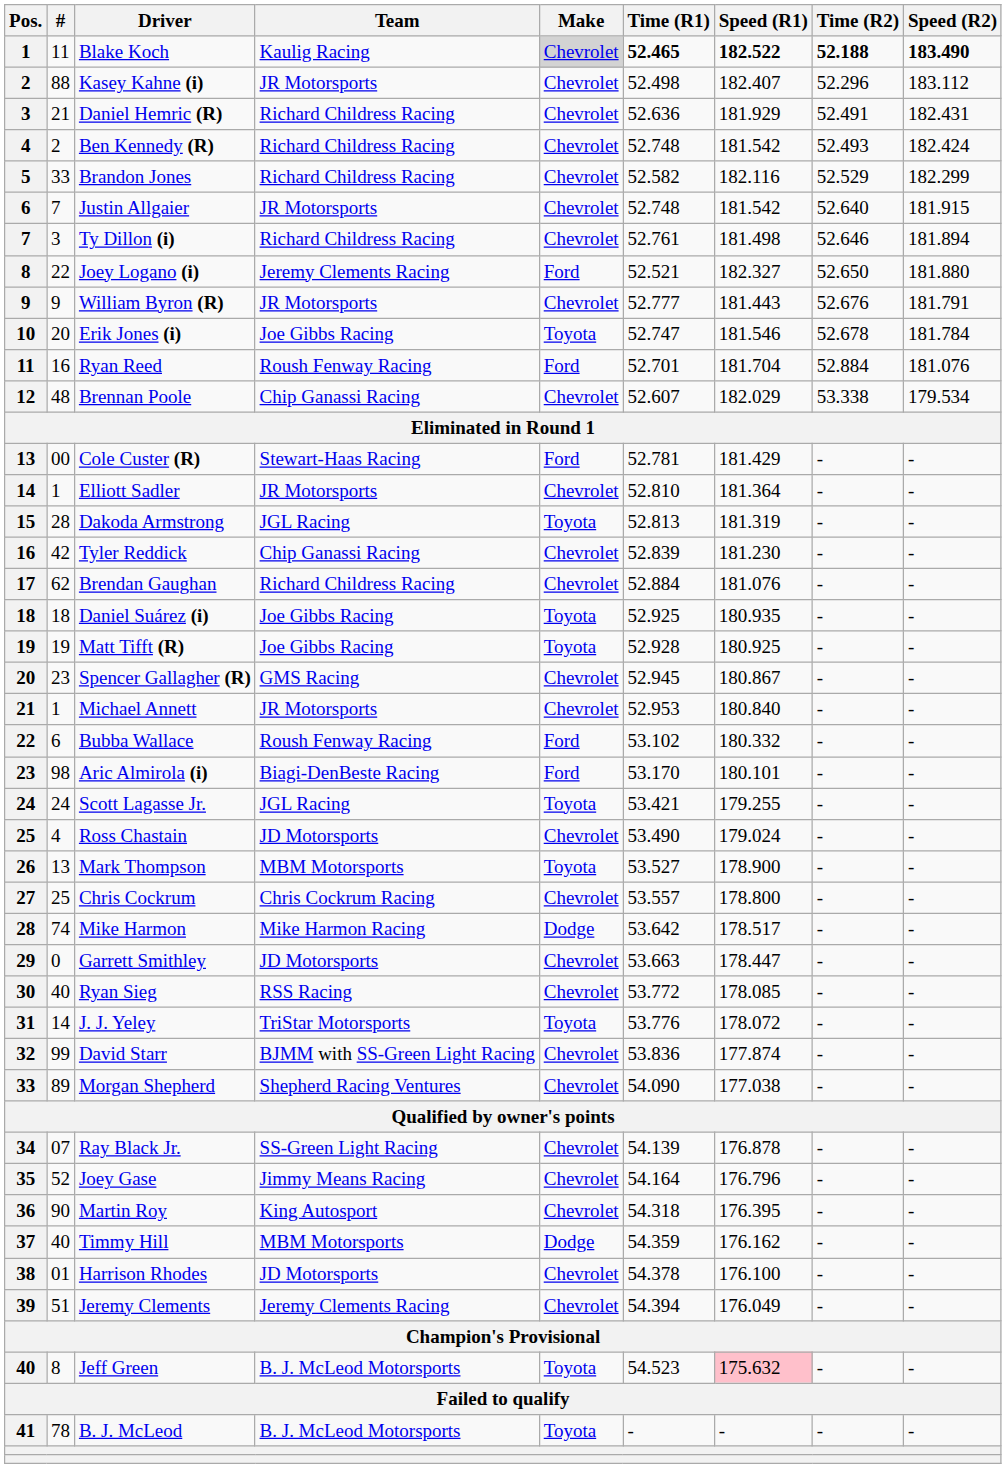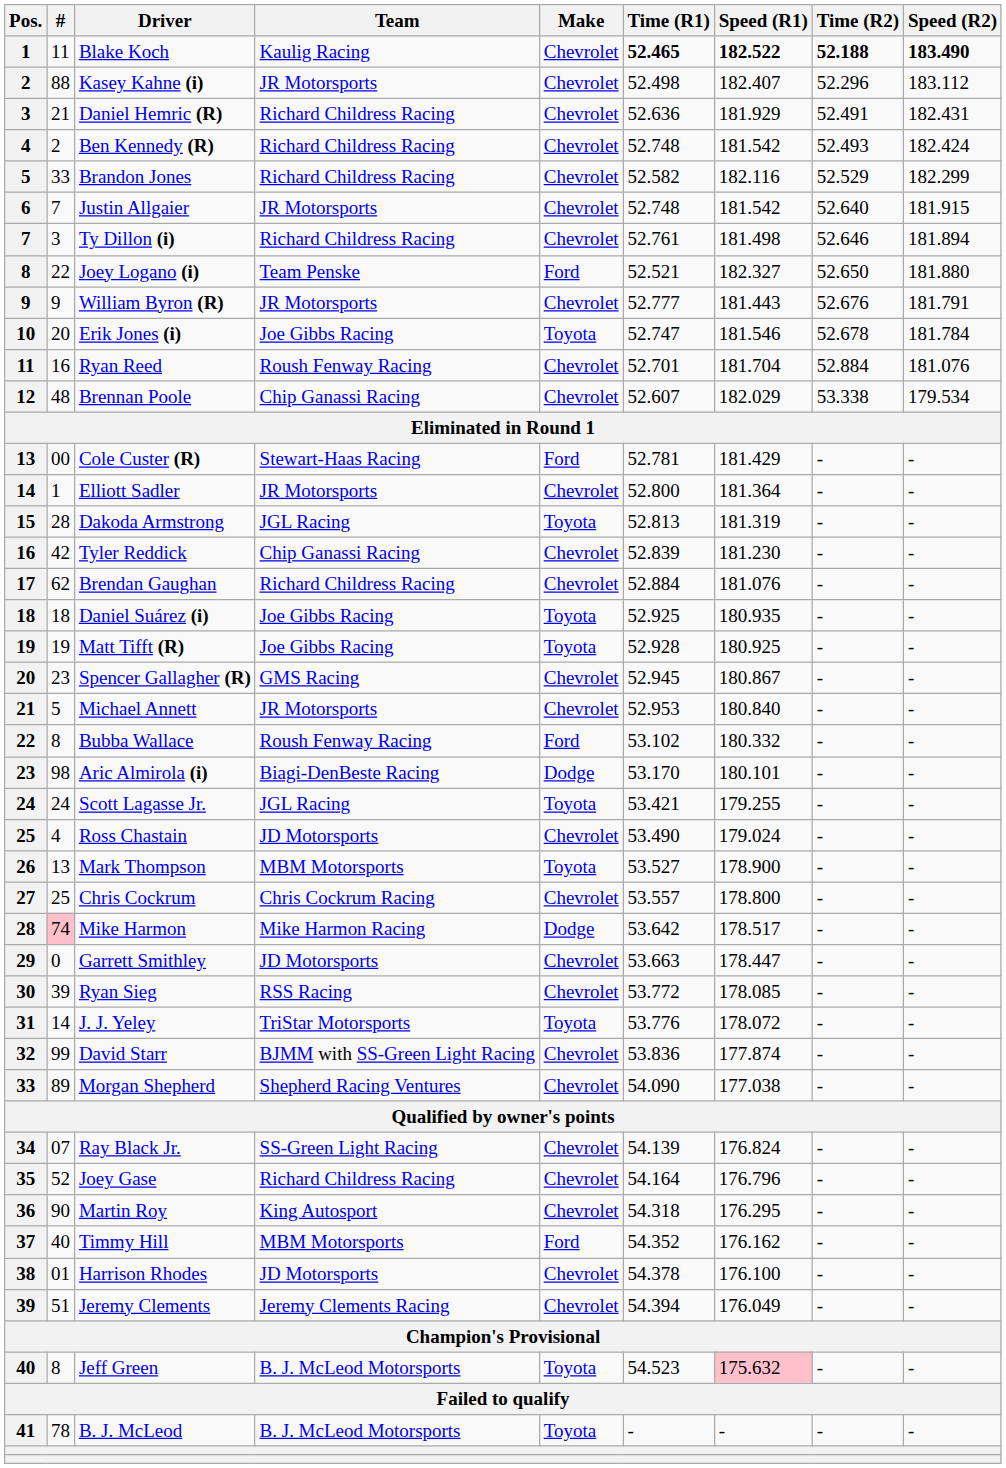(581, 51) lightgrey background -> (581, 51) no background
(354, 270) Jeremy Clements Racing -> (310, 270) Team Penske
(562, 364) Ford -> (581, 364) Chevrolet
(654, 490) 52.810 -> (654, 490) 52.800
(56, 709) 1 -> (56, 709) 5
(56, 740) 6 -> (56, 740) 8
(562, 772) Ford -> (569, 772) Dodge
(61, 928) no background -> (61, 928) pink background
(61, 991) 40 -> (61, 991) 39
(750, 1148) 176.878 -> (750, 1148) 176.824
(342, 1179) Jimmy Means Racing -> (357, 1179) Richard Childress Racing
(750, 1210) 176.395 -> (750, 1210) 176.295
(569, 1242) Dodge -> (562, 1242) Ford
(654, 1242) 54.359 -> (654, 1242) 54.352
